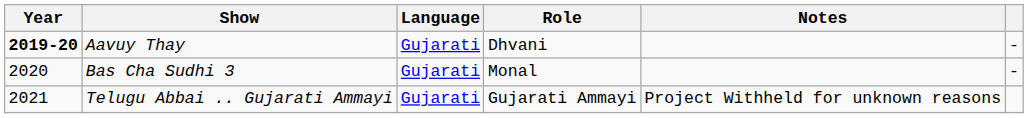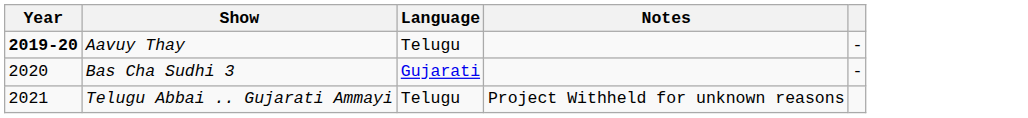- column: (562, 18)
(440, 45) Gujarati -> (431, 45) Telugu
(440, 99) Gujarati -> (431, 99) Telugu
